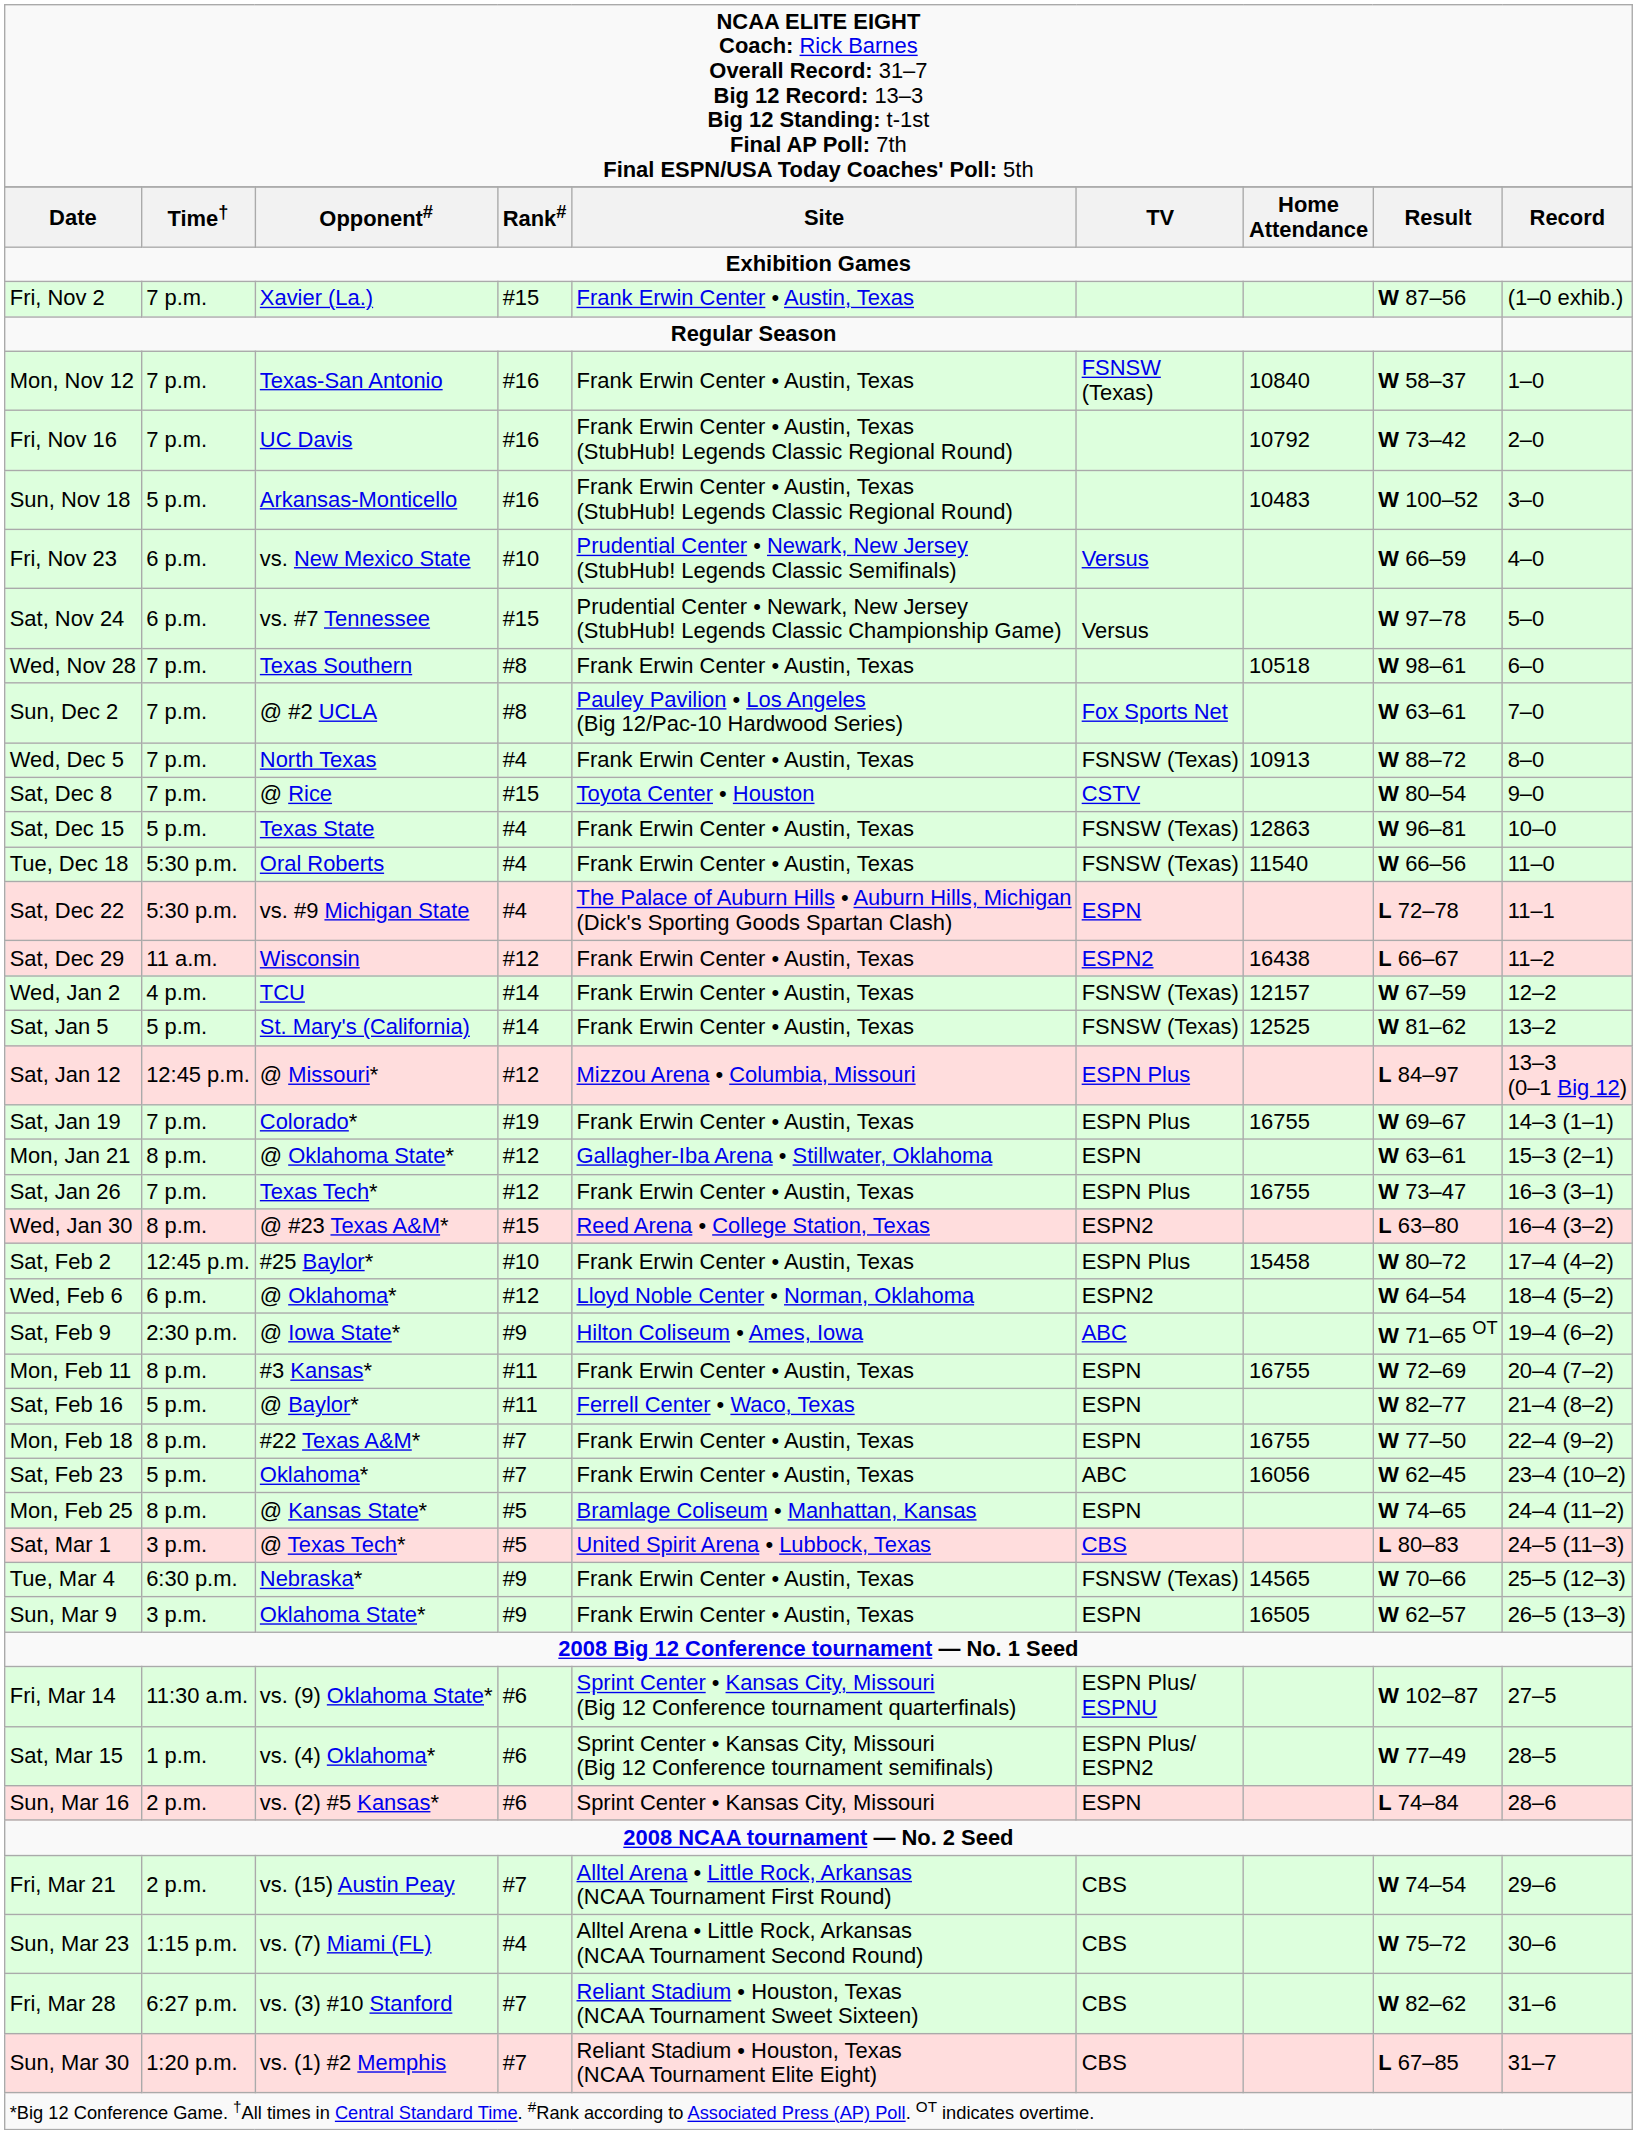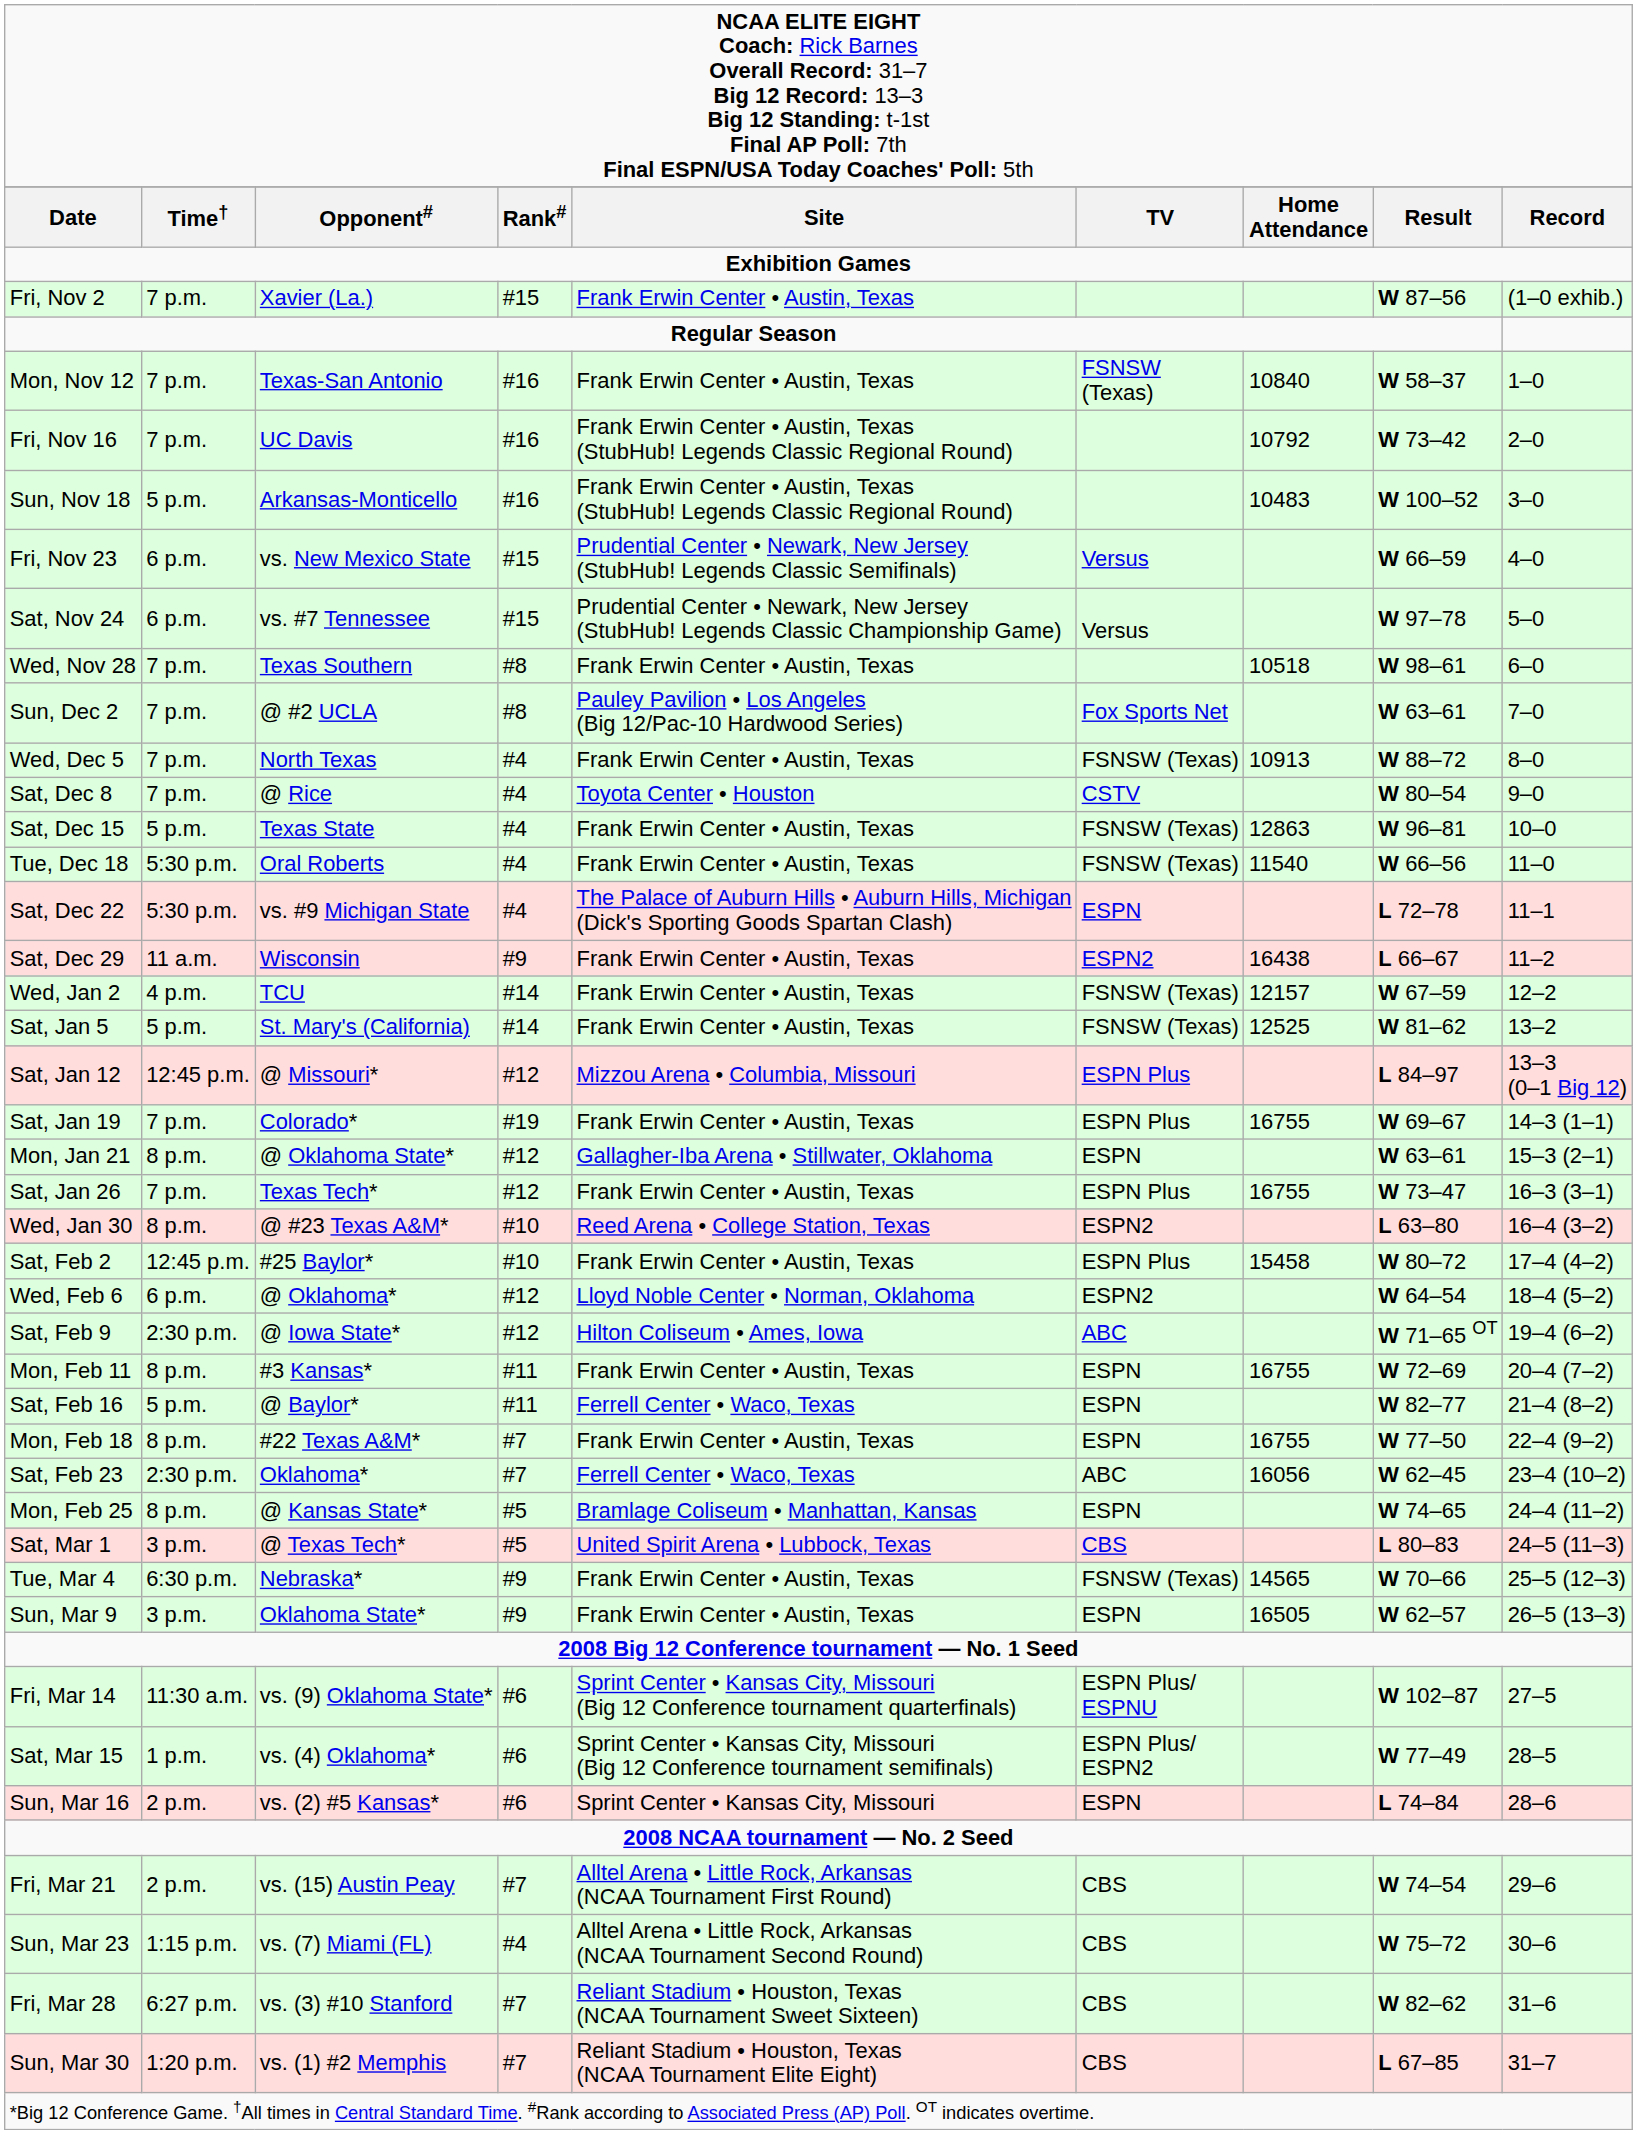(521, 558) #10 -> (521, 558) #15
(521, 794) #15 -> (515, 794) #4
(521, 958) #12 -> (515, 958) #9
(521, 1226) #15 -> (521, 1226) #10
(515, 1333) #9 -> (521, 1333) #12
(177, 1475) 5 p.m. -> (192, 1475) 2:30 p.m.
(745, 1475) Frank Erwin Center • Austin, Texas -> (716, 1475) Ferrell Center • Waco, Texas
